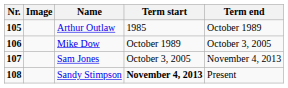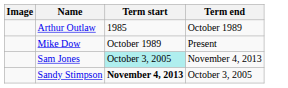- column: (14, 12)
(239, 43) October 3, 2005 -> (202, 43) Present
(159, 59) no background -> (139, 59) paleturquoise background
(222, 75) Present -> (220, 75) October 3, 2005
